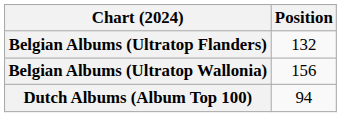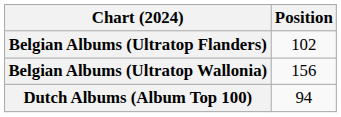(304, 44) 132 -> (304, 44) 102
